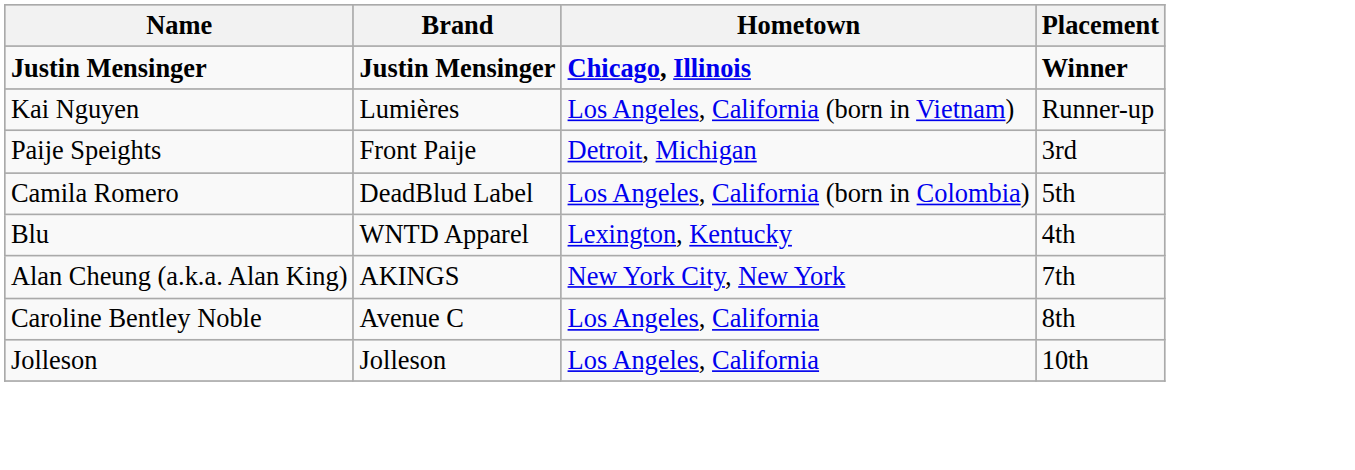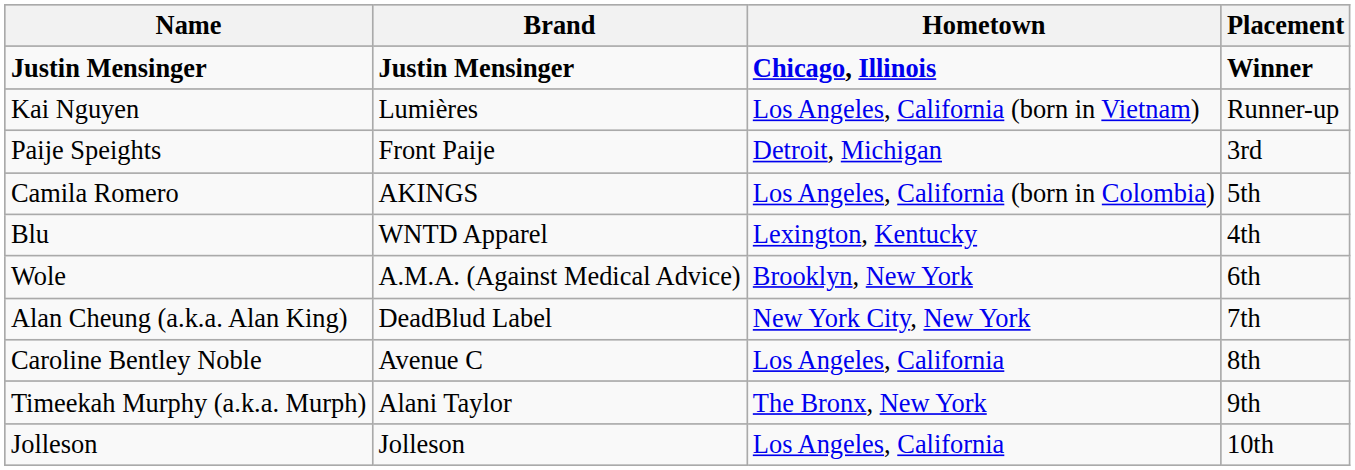(446, 192) DeadBlud Label -> (428, 192) AKINGS
+ row: (38, 276)
(409, 276) AKINGS -> (465, 318) DeadBlud Label
+ row: (189, 402)
